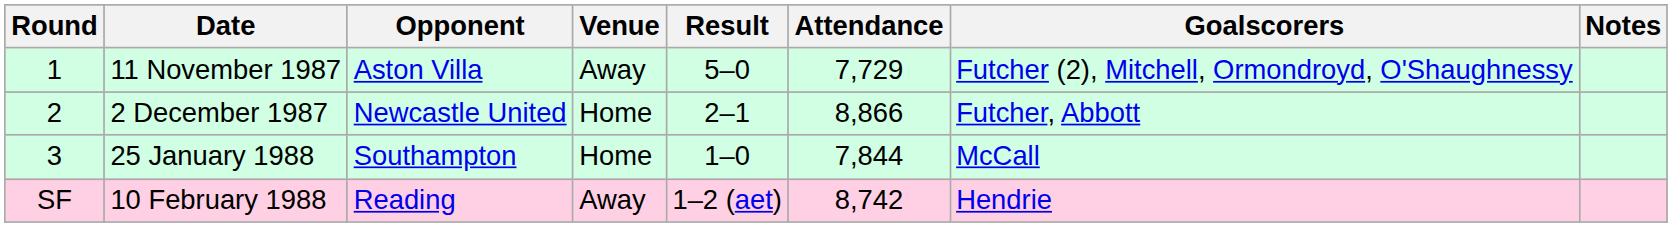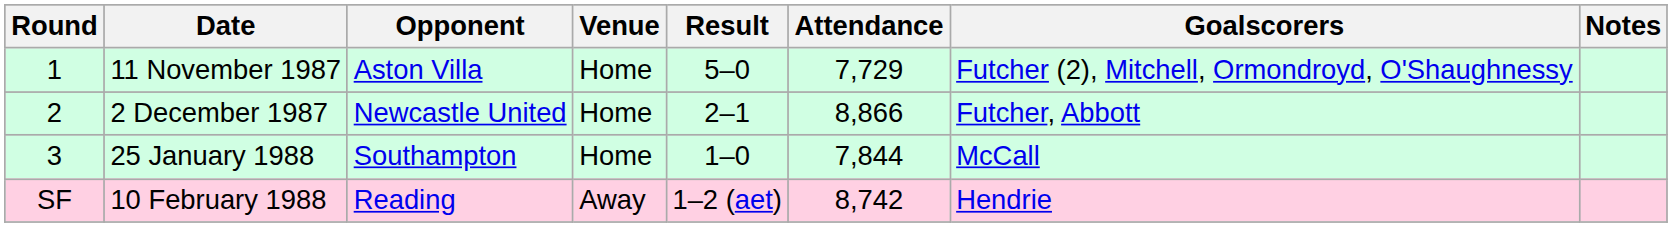(612, 69) Away -> (616, 69) Home
